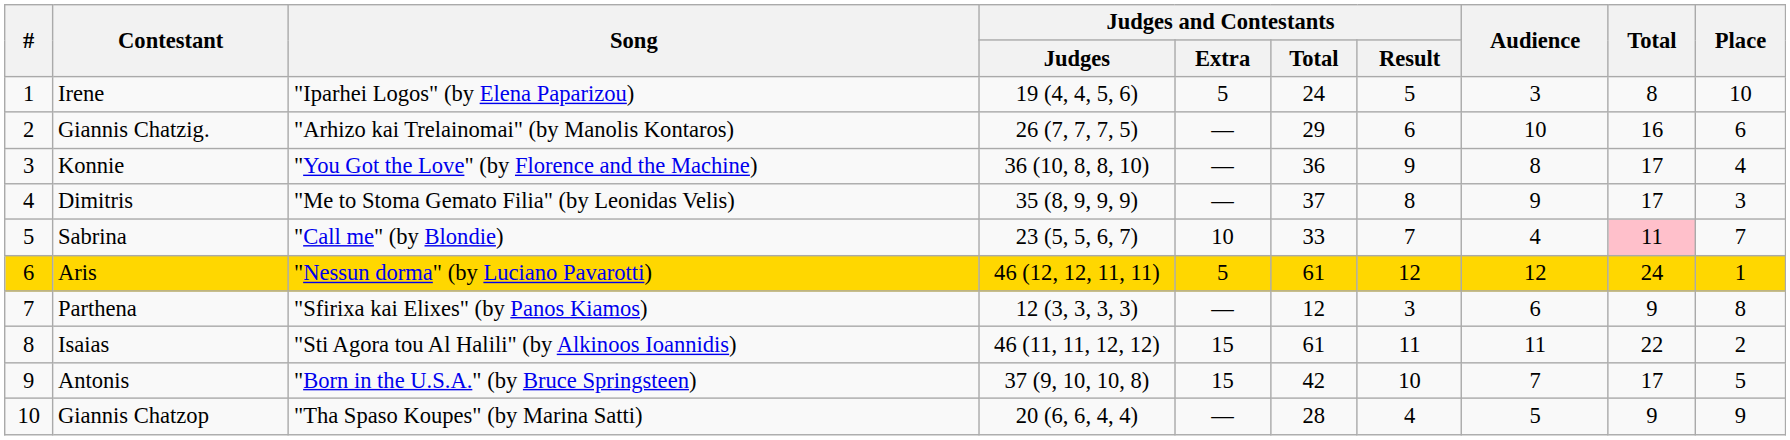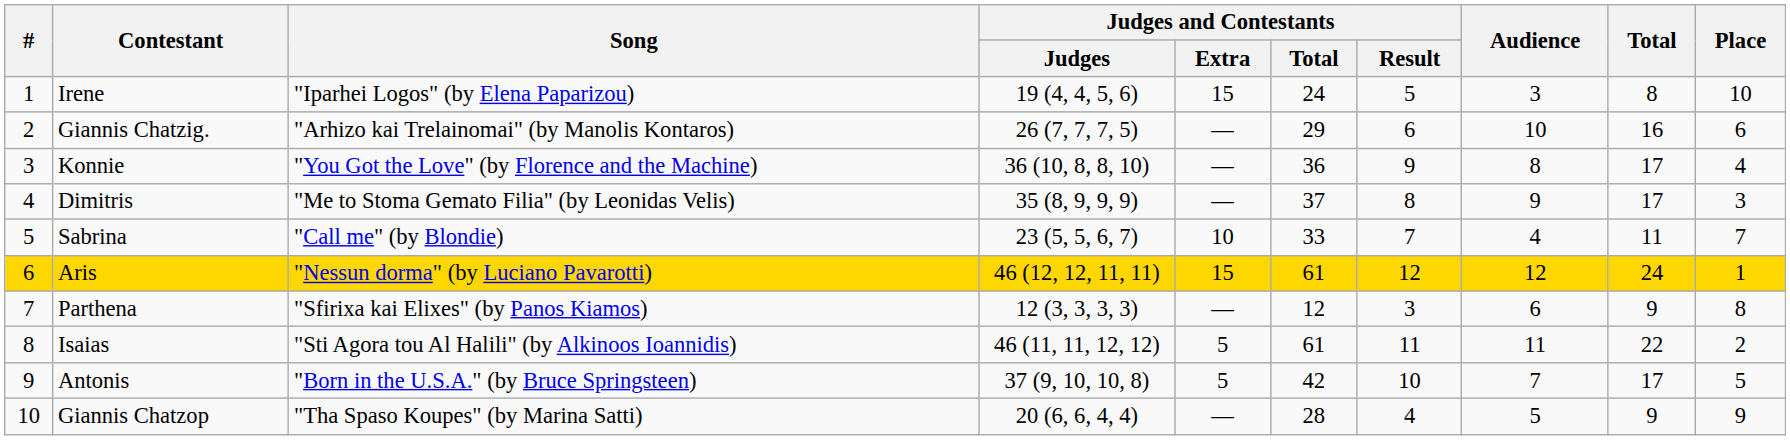(1223, 93) 5 -> (1223, 93) 15
(1652, 237) pink background -> (1652, 237) no background
(1223, 272) 5 -> (1223, 272) 15
(1223, 344) 15 -> (1223, 344) 5
(1223, 380) 15 -> (1223, 380) 5
